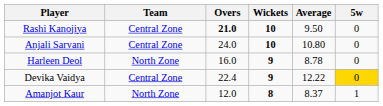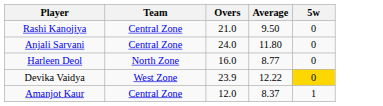- column: (270, 12)
(227, 28) bold -> (227, 28) normal
(314, 45) 10.80 -> (270, 45) 11.80
(314, 61) 8.78 -> (270, 61) 8.77
(155, 77) Central Zone -> (155, 77) West Zone
(227, 77) 22.4 -> (227, 77) 23.9
(155, 93) North Zone -> (155, 93) Central Zone
